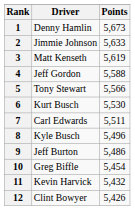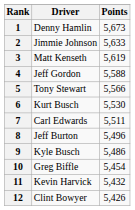(57, 136) Kyle Busch -> (56, 136) Jeff Burton
(56, 151) Jeff Burton -> (57, 151) Kyle Busch
